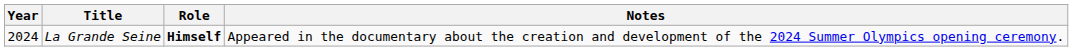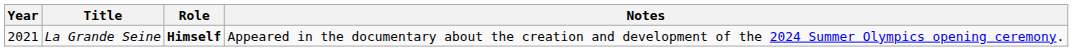(23, 36) 2024 -> (23, 36) 2021
